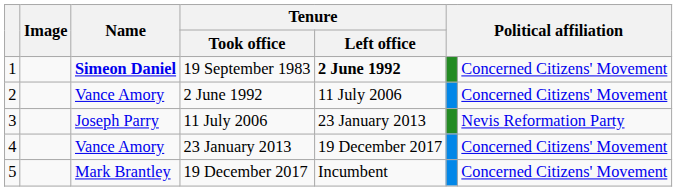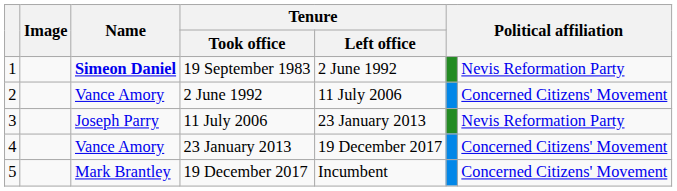(359, 69) bold -> (357, 69) normal
(564, 69) Concerned Citizens' Movement -> (543, 69) Nevis Reformation Party
